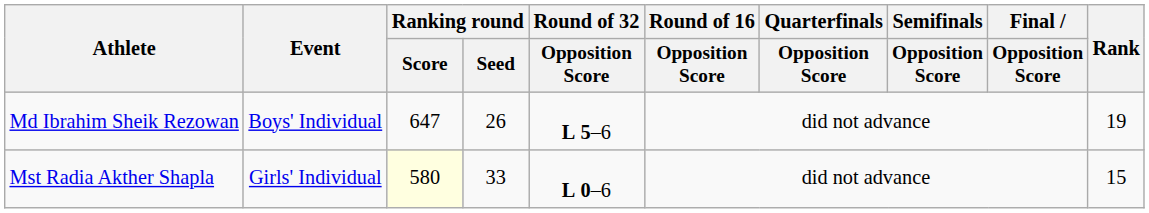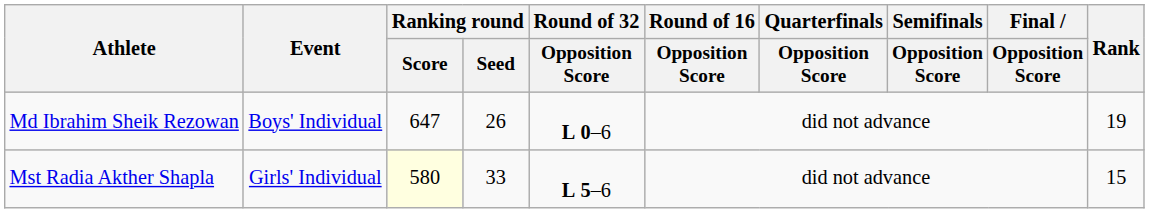(586, 133) L 5–6 -> (586, 133) L 0–6
(586, 190) L 0–6 -> (586, 190) L 5–6
